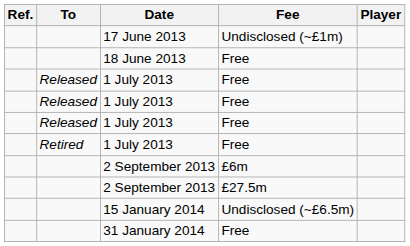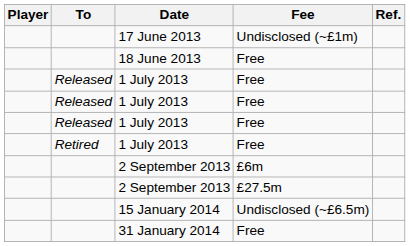columns swapped: (381, 15) <-> (20, 15)
